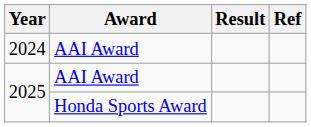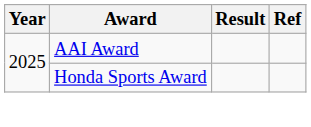- row: (27, 48)
